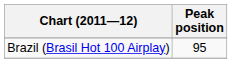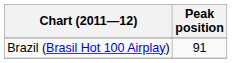(200, 48) 95 -> (200, 48) 91
